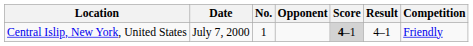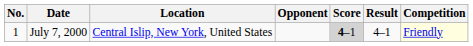columns swapped: (264, 13) <-> (97, 13)
(423, 32) no background -> (423, 32) lightyellow background
